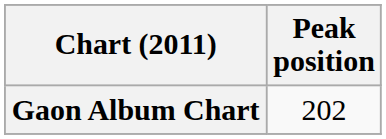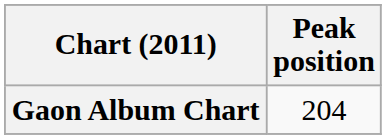(324, 109) 202 -> (324, 109) 204
